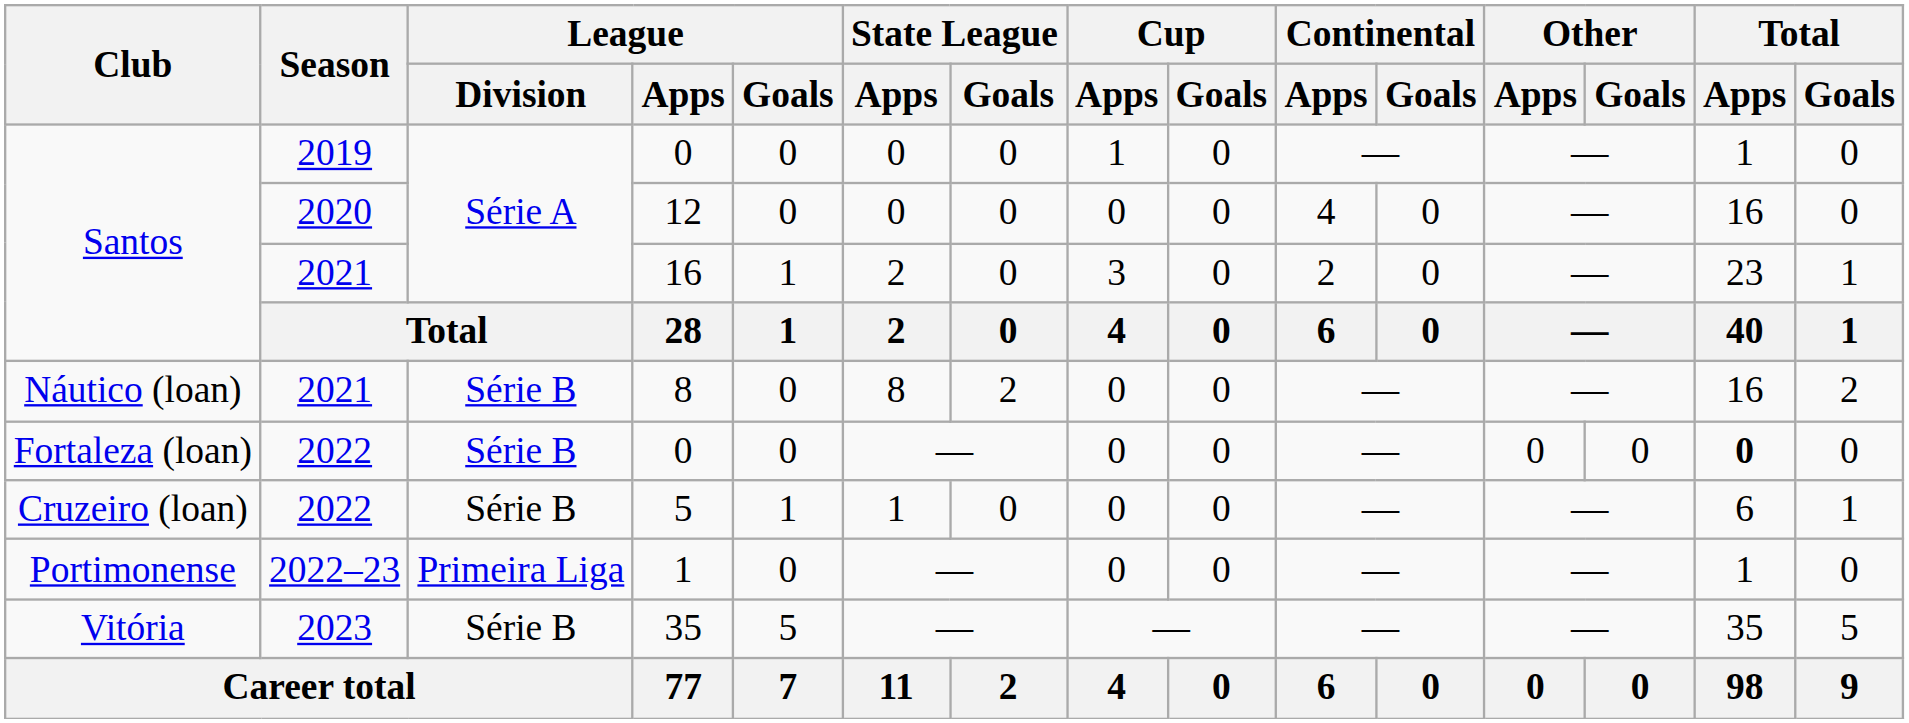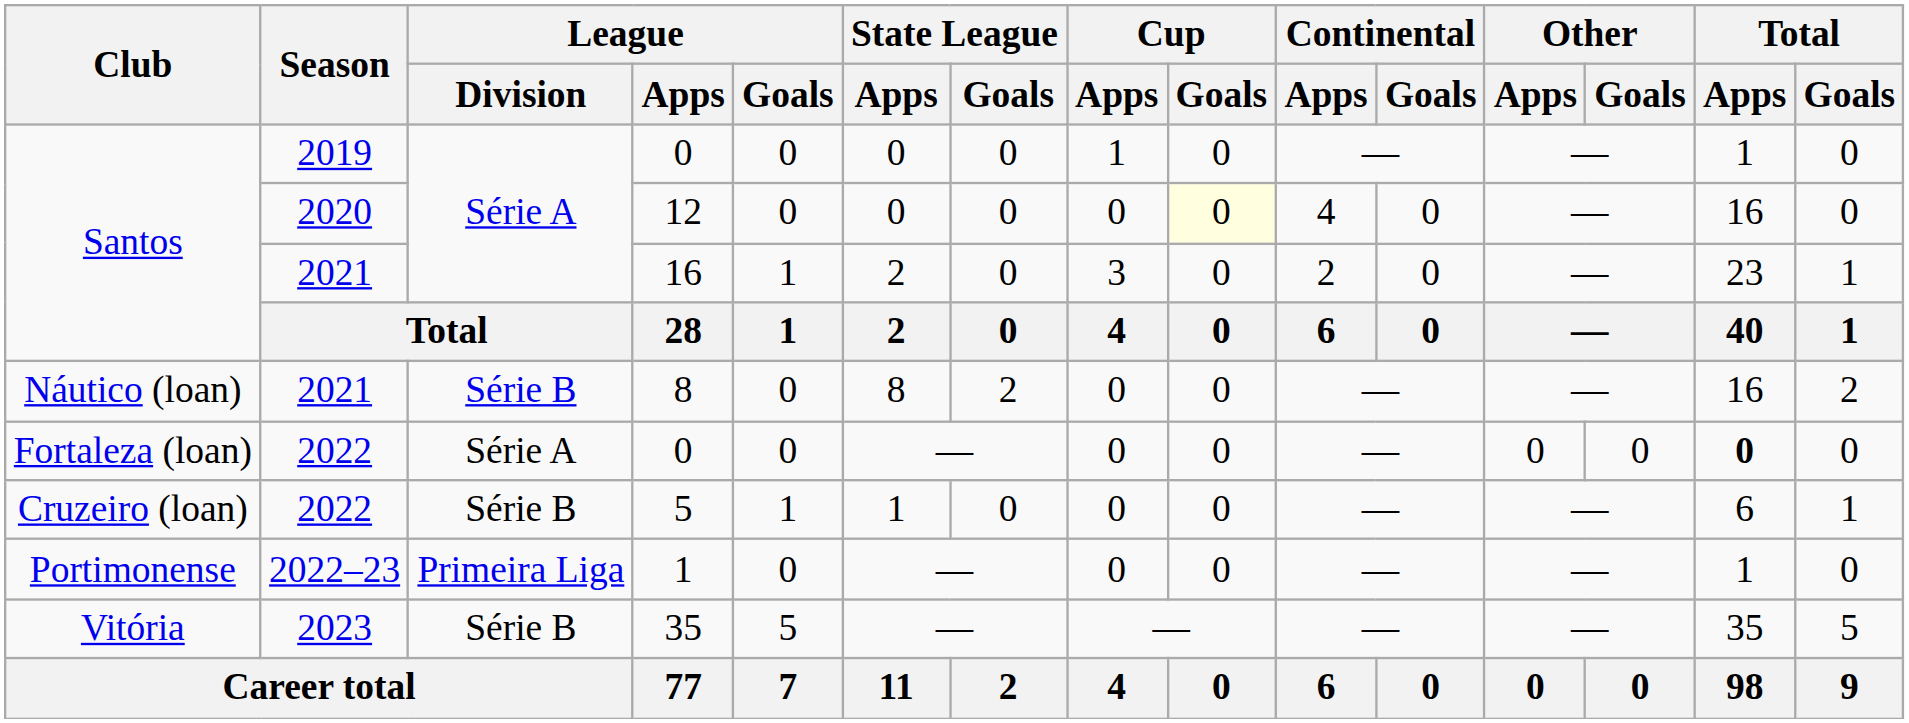(1221, 212) no background -> (1221, 212) lightyellow background
(521, 449) Série B -> (521, 449) Série A
